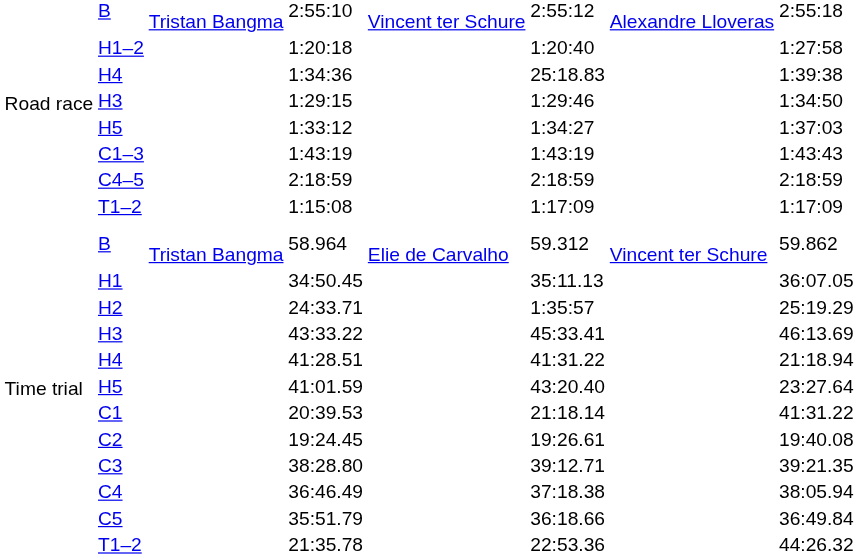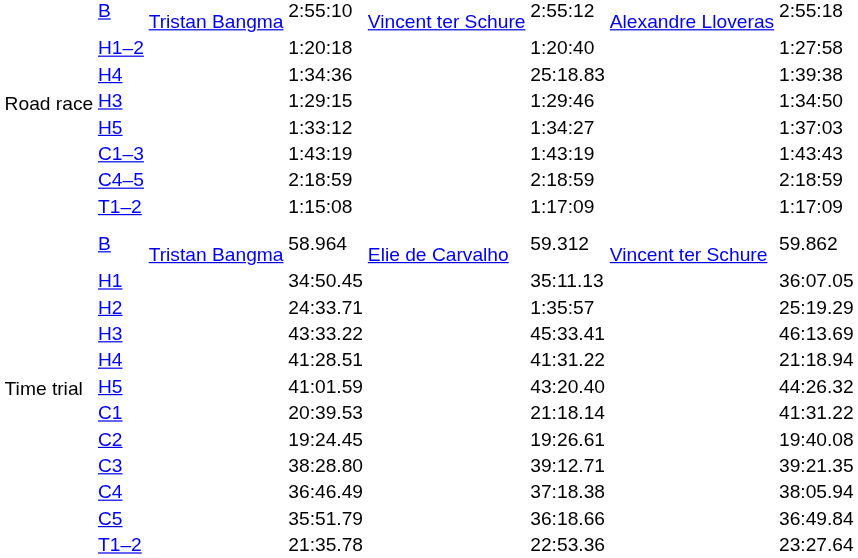(816, 386) 23:27.64 -> (816, 386) 44:26.32
(816, 545) 44:26.32 -> (816, 545) 23:27.64
